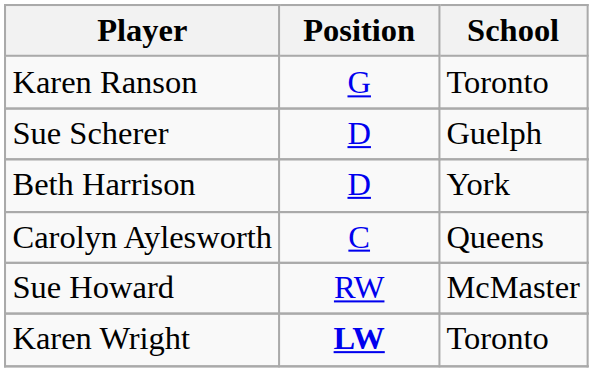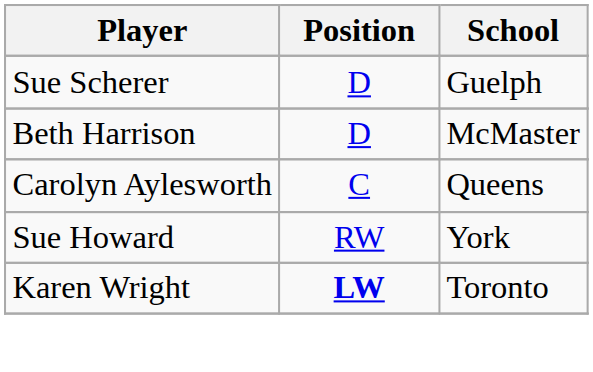- row: (105, 81)
(478, 184) York -> (513, 133) McMaster
(513, 287) McMaster -> (478, 236) York
